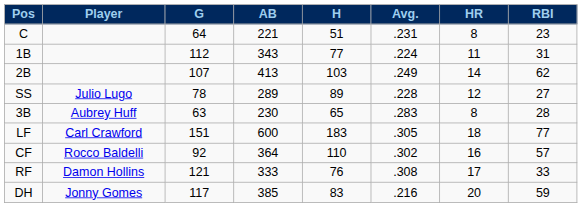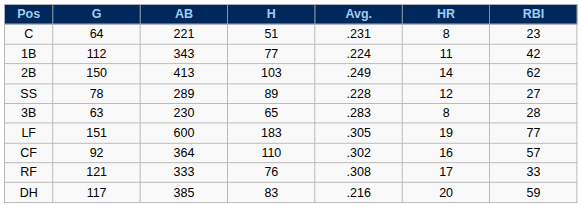- column: (104, 14)
(543, 53) 31 -> (533, 53) 42
(199, 73) 107 -> (97, 73) 150
(474, 133) 18 -> (446, 133) 19
